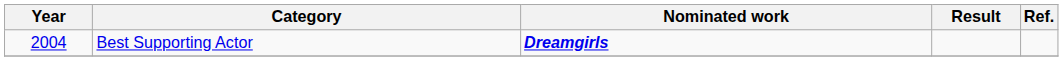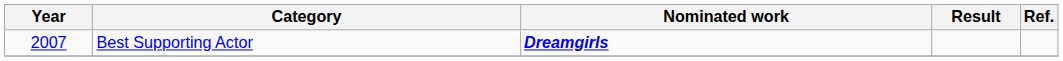(49, 42) 2004 -> (49, 42) 2007
